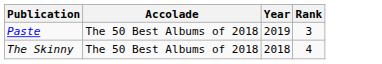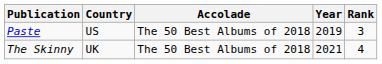+ column: (109, 13)
(277, 49) 2018 -> (329, 49) 2021
